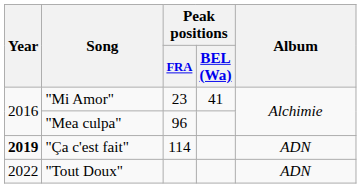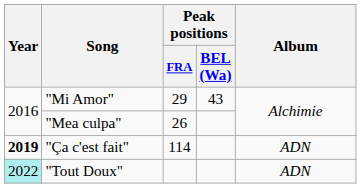(179, 98) 23 -> (179, 98) 29
(215, 98) 41 -> (215, 98) 43
(179, 123) 96 -> (179, 123) 26
(23, 171) no background -> (23, 171) paleturquoise background
